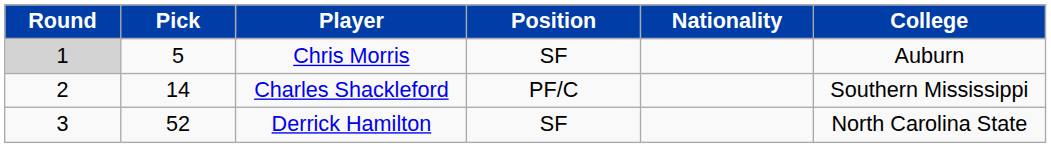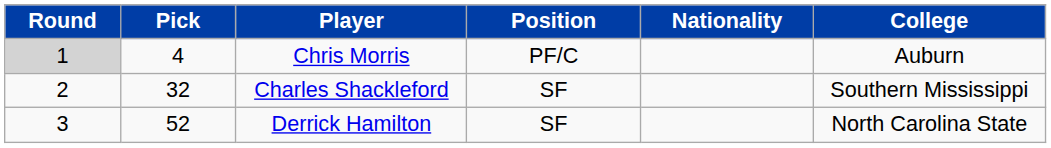(178, 55) 5 -> (178, 55) 4
(554, 55) SF -> (554, 55) PF/C
(178, 90) 14 -> (178, 90) 32
(554, 90) PF/C -> (554, 90) SF
